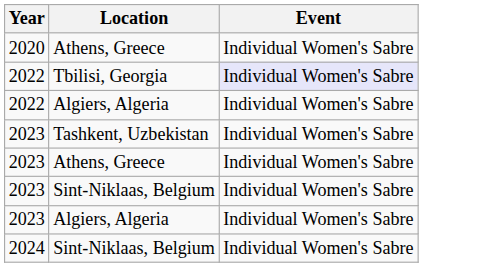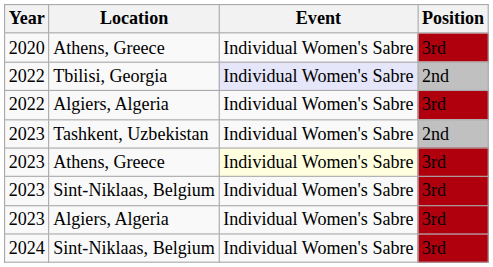+ column: (453, 18)
(318, 162) no background -> (318, 162) lightyellow background
